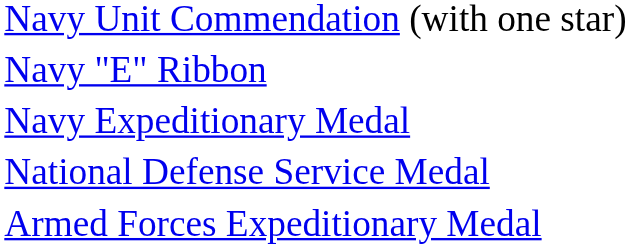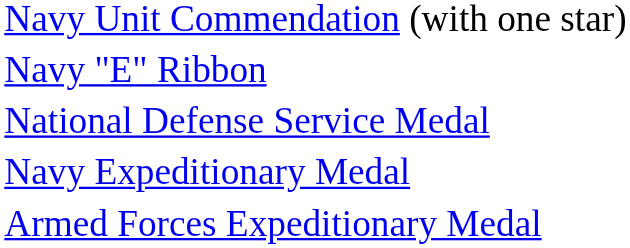rows swapped: (207, 120) <-> (247, 172)
